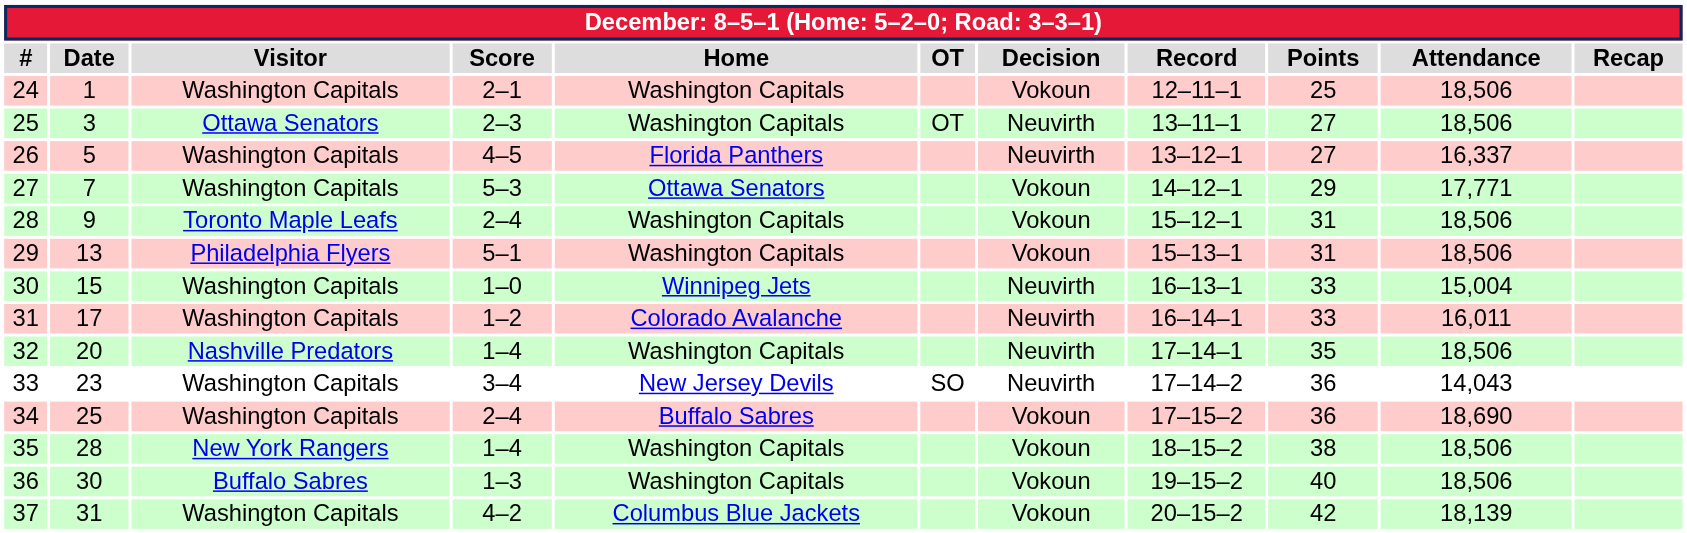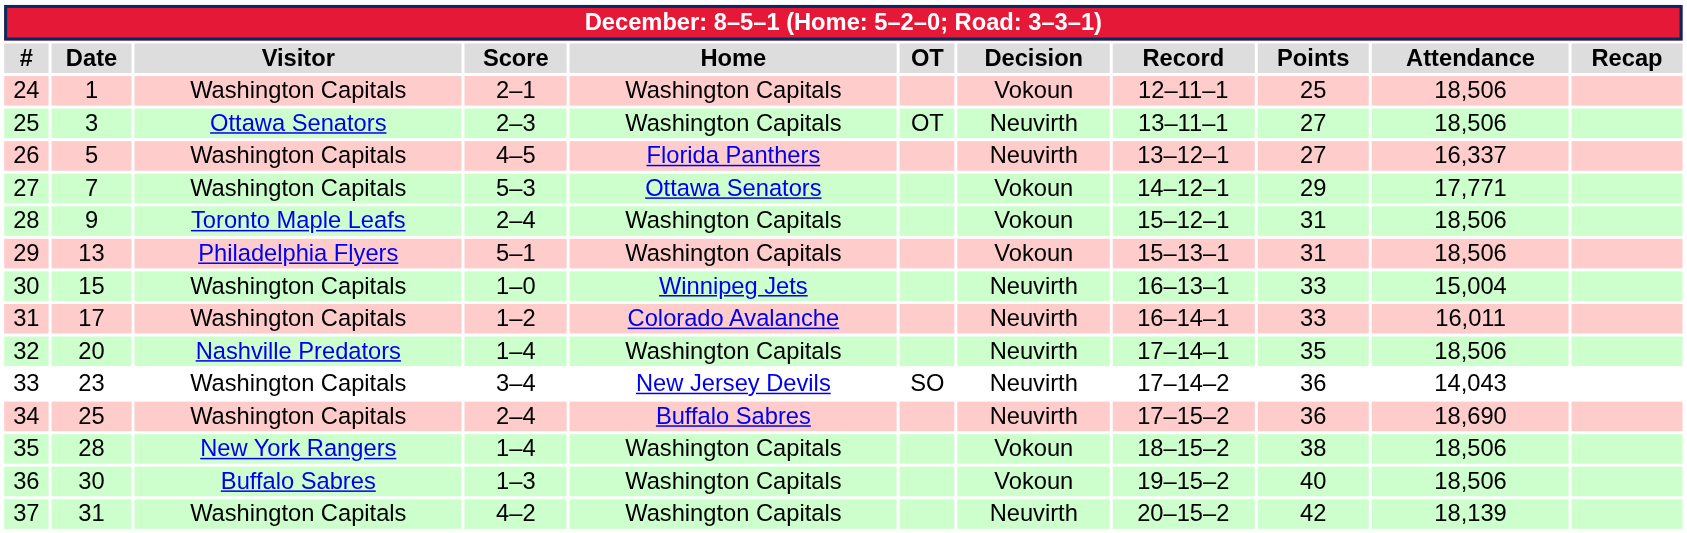(1051, 416) Vokoun -> (1034, 416) Neuvirth
(736, 513) Columbus Blue Jackets -> (733, 513) Washington Capitals
(1051, 513) Vokoun -> (1034, 513) Neuvirth
